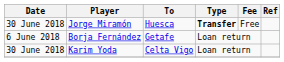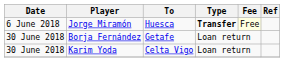(35, 24) 30 June 2018 -> (33, 24) 6 June 2018
(250, 24) no background -> (250, 24) lightyellow background
(33, 37) 6 June 2018 -> (35, 37) 30 June 2018
